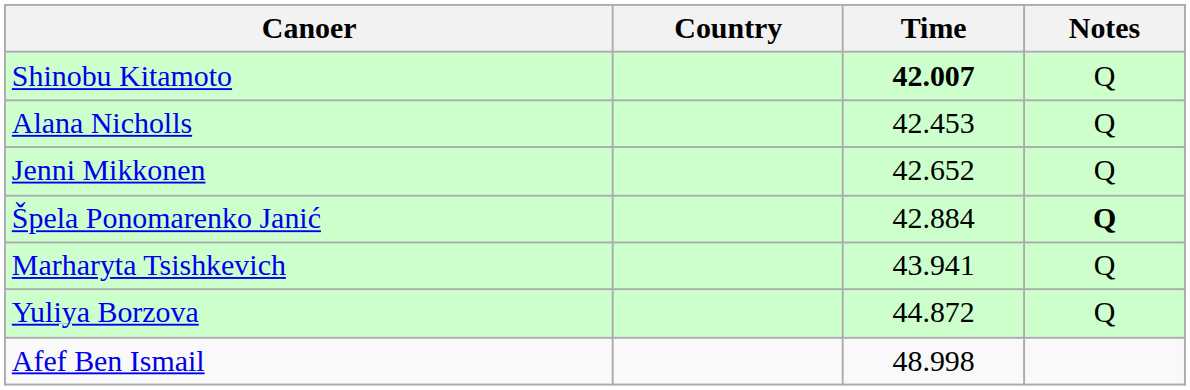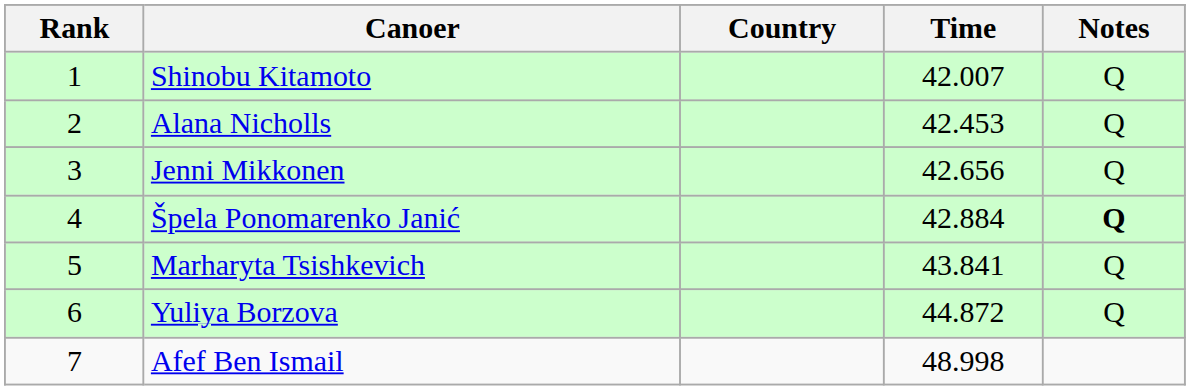+ column: (74, 28)
(934, 75) bold -> (963, 75) normal
(934, 170) 42.652 -> (963, 170) 42.656
(934, 265) 43.941 -> (963, 265) 43.841
